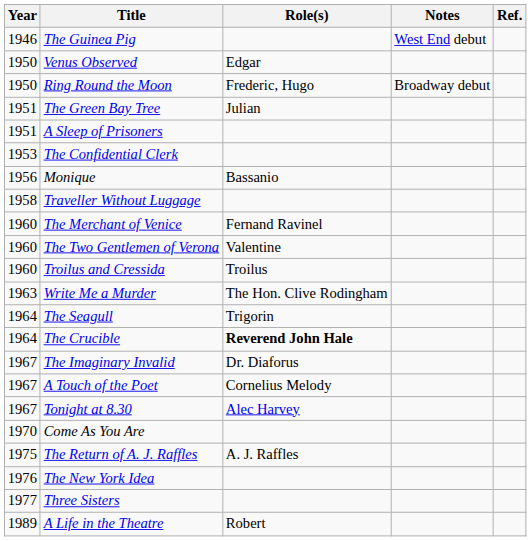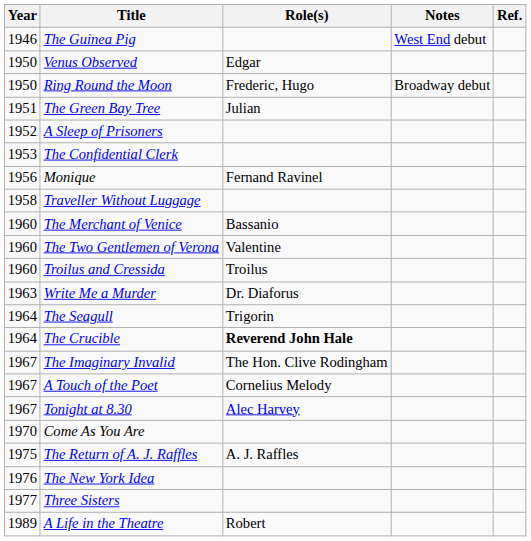(22, 131) 1951 -> (22, 131) 1952
(252, 177) Bassanio -> (274, 177) Fernand Ravinel
(274, 223) Fernand Ravinel -> (252, 223) Bassanio
(307, 293) The Hon. Clive Rodingham -> (262, 293) Dr. Diaforus
(262, 362) Dr. Diaforus -> (307, 362) The Hon. Clive Rodingham
